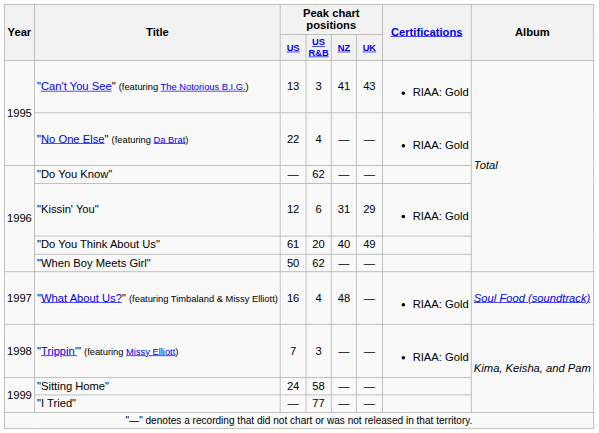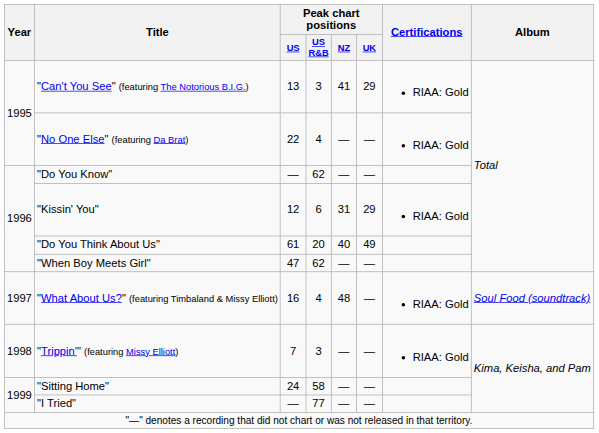(369, 86) 43 -> (369, 86) 29
(293, 262) 50 -> (293, 262) 47
